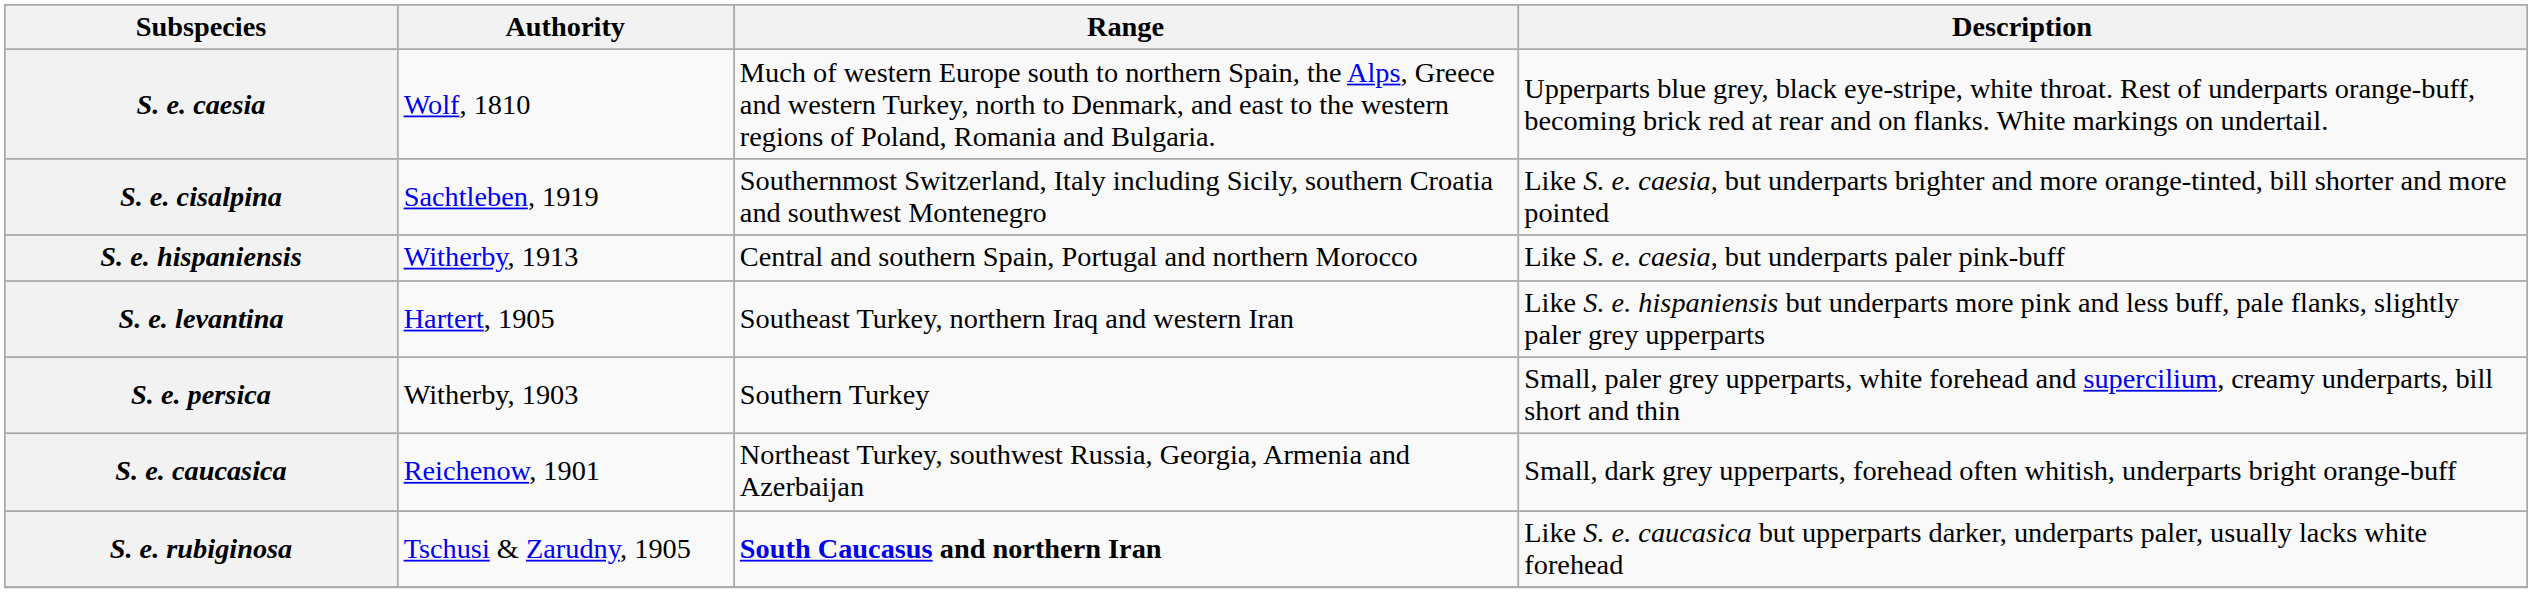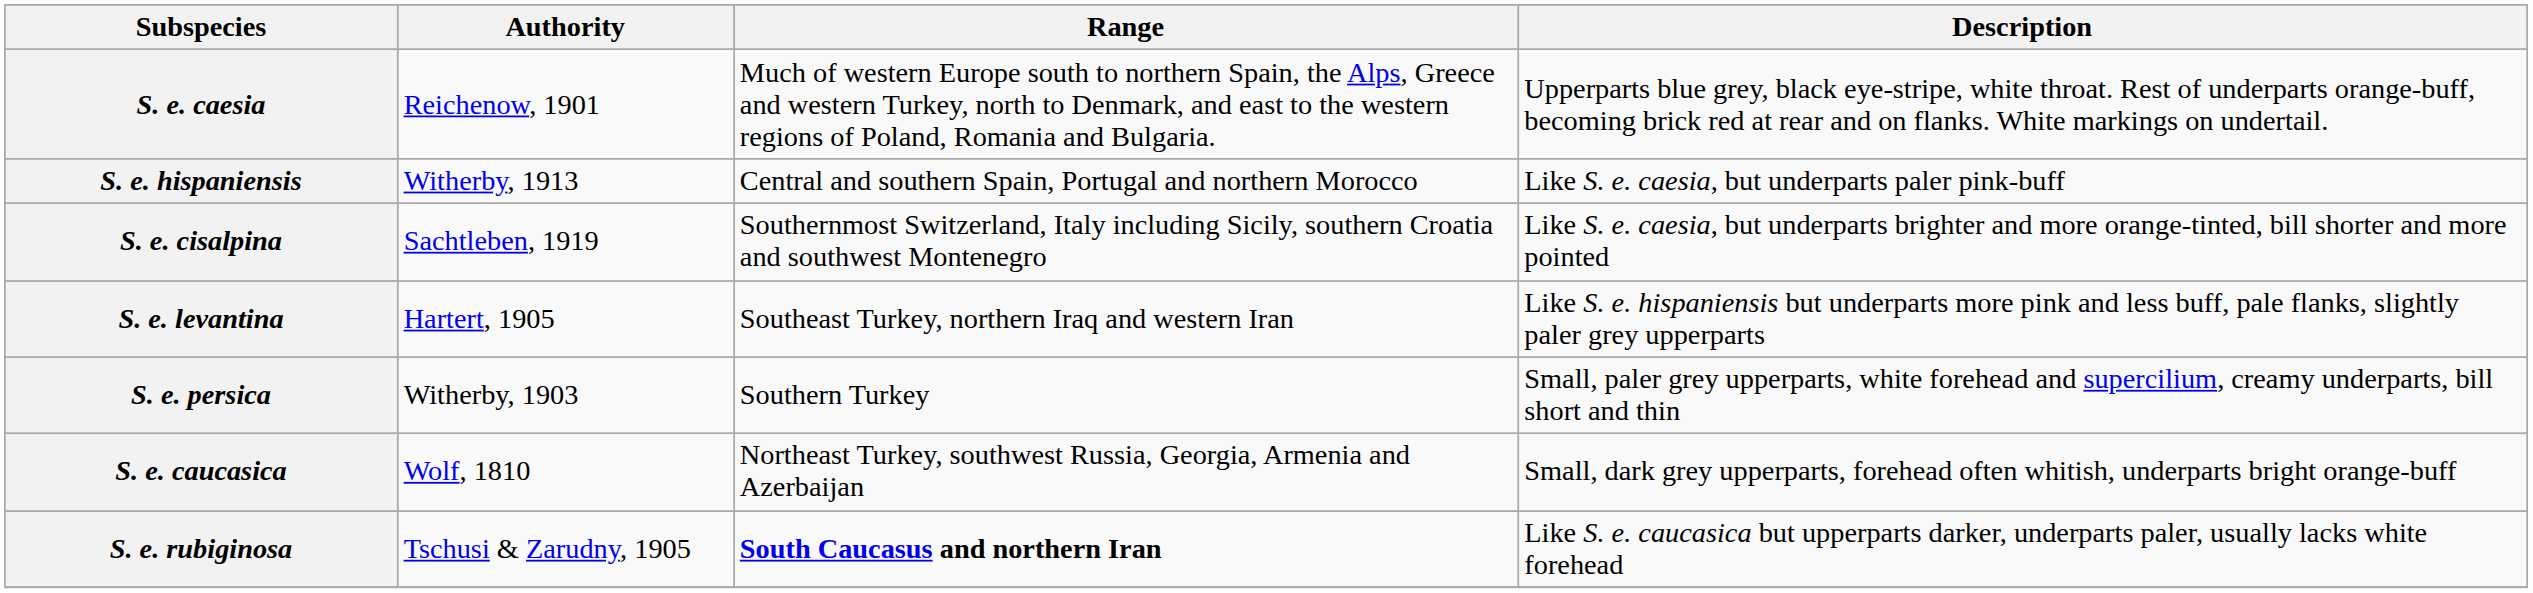(467, 103) Wolf, 1810 -> (502, 103) Reichenow, 1901
rows swapped: (201, 257) <-> (201, 196)
(502, 471) Reichenow, 1901 -> (467, 471) Wolf, 1810
